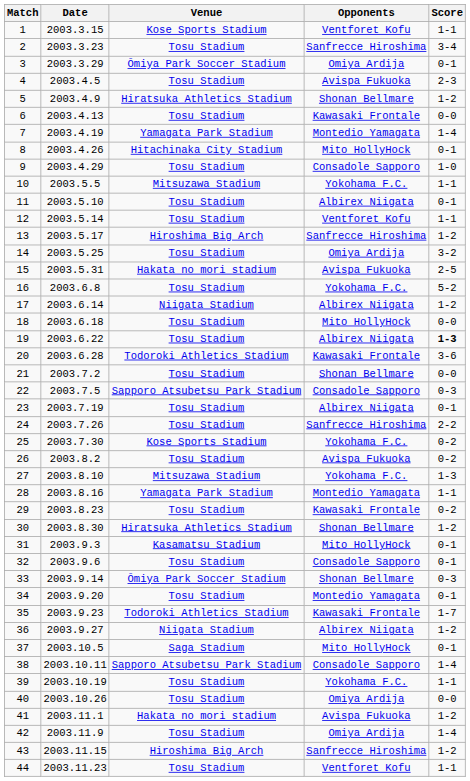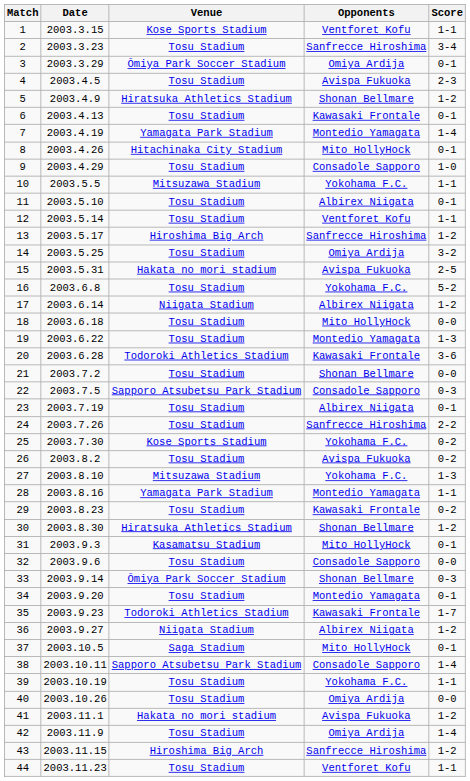(447, 116) 0-0 -> (447, 116) 0-1
(366, 339) Albirex Niigata -> (366, 339) Montedio Yamagata
(447, 339) bold -> (447, 339) normal
(447, 562) 0-1 -> (447, 562) 0-0
